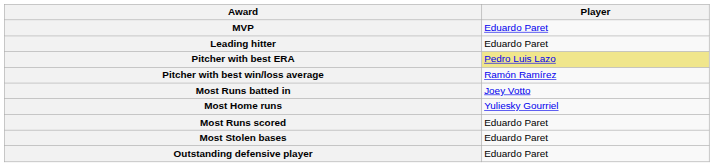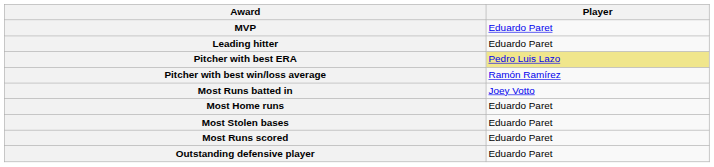(521, 106) Yuliesky Gourriel -> (520, 106) Eduardo Paret
rows swapped: (243, 138) <-> (243, 122)
